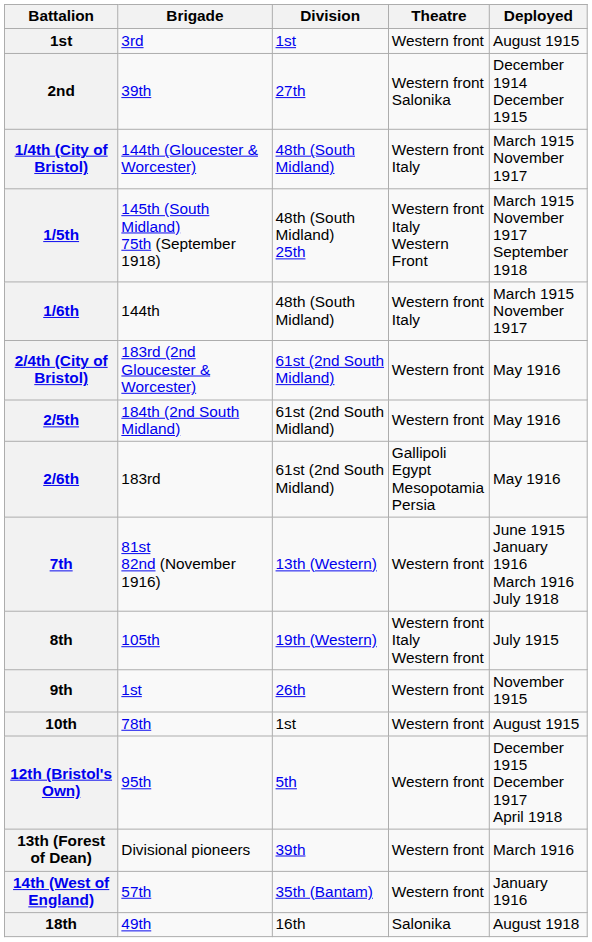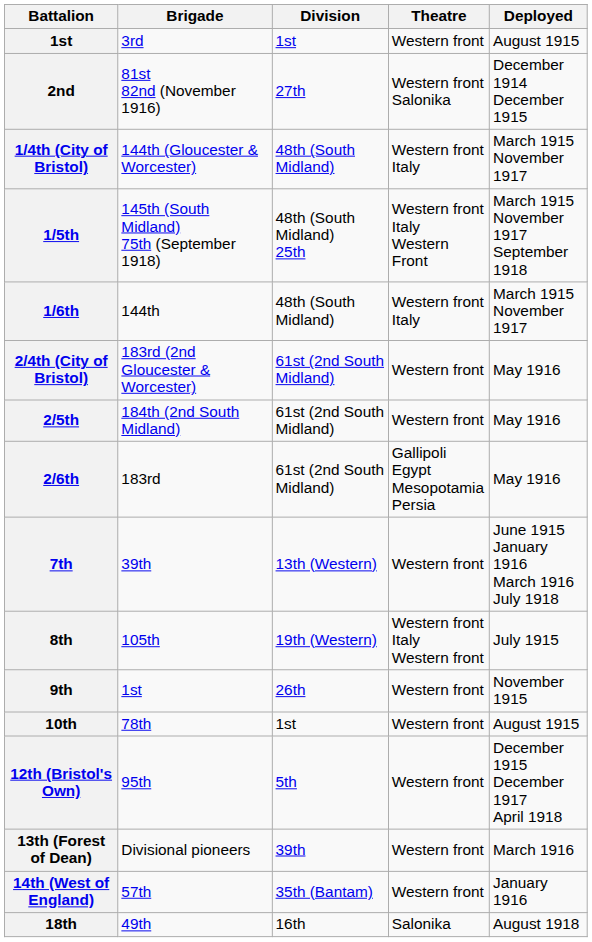(136, 91) 39th -> (179, 91) 81st 82nd (November 1916)
(179, 564) 81st 82nd (November 1916) -> (136, 564) 39th
